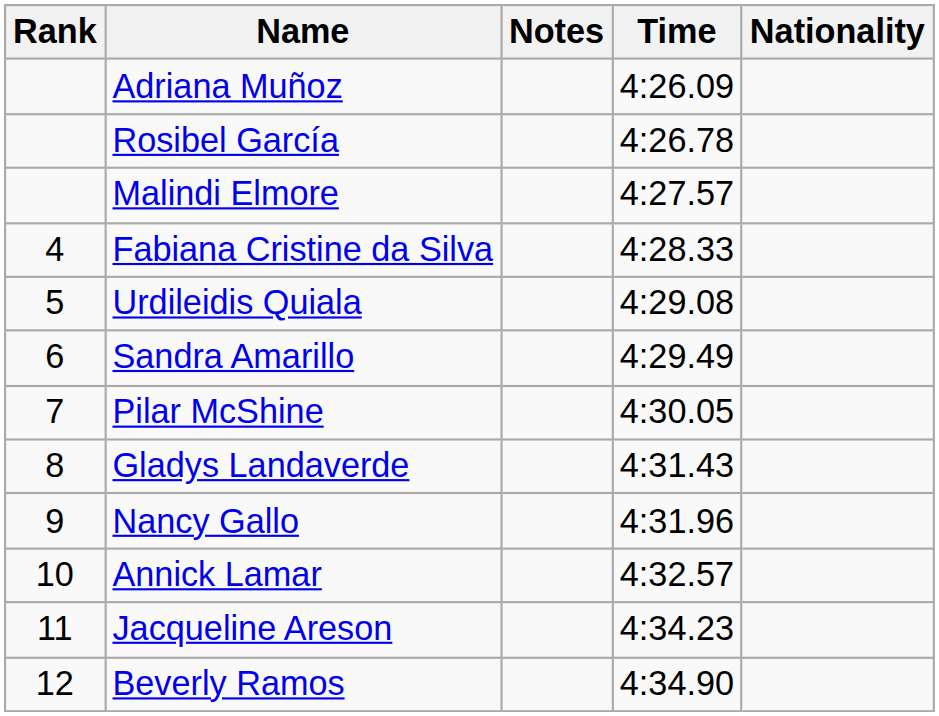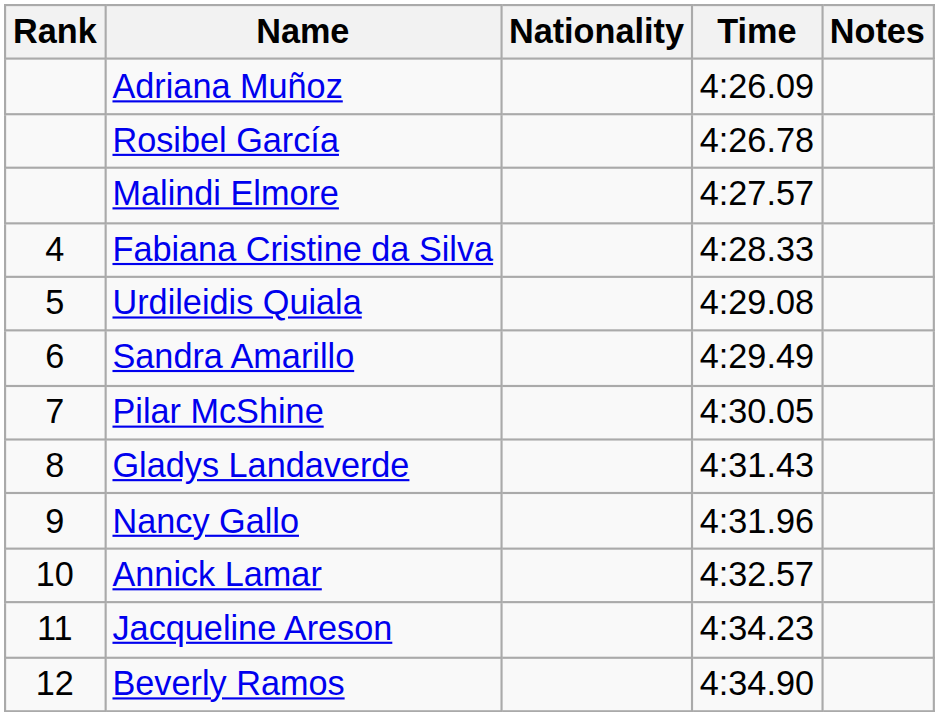columns swapped: (837, 31) <-> (556, 31)
